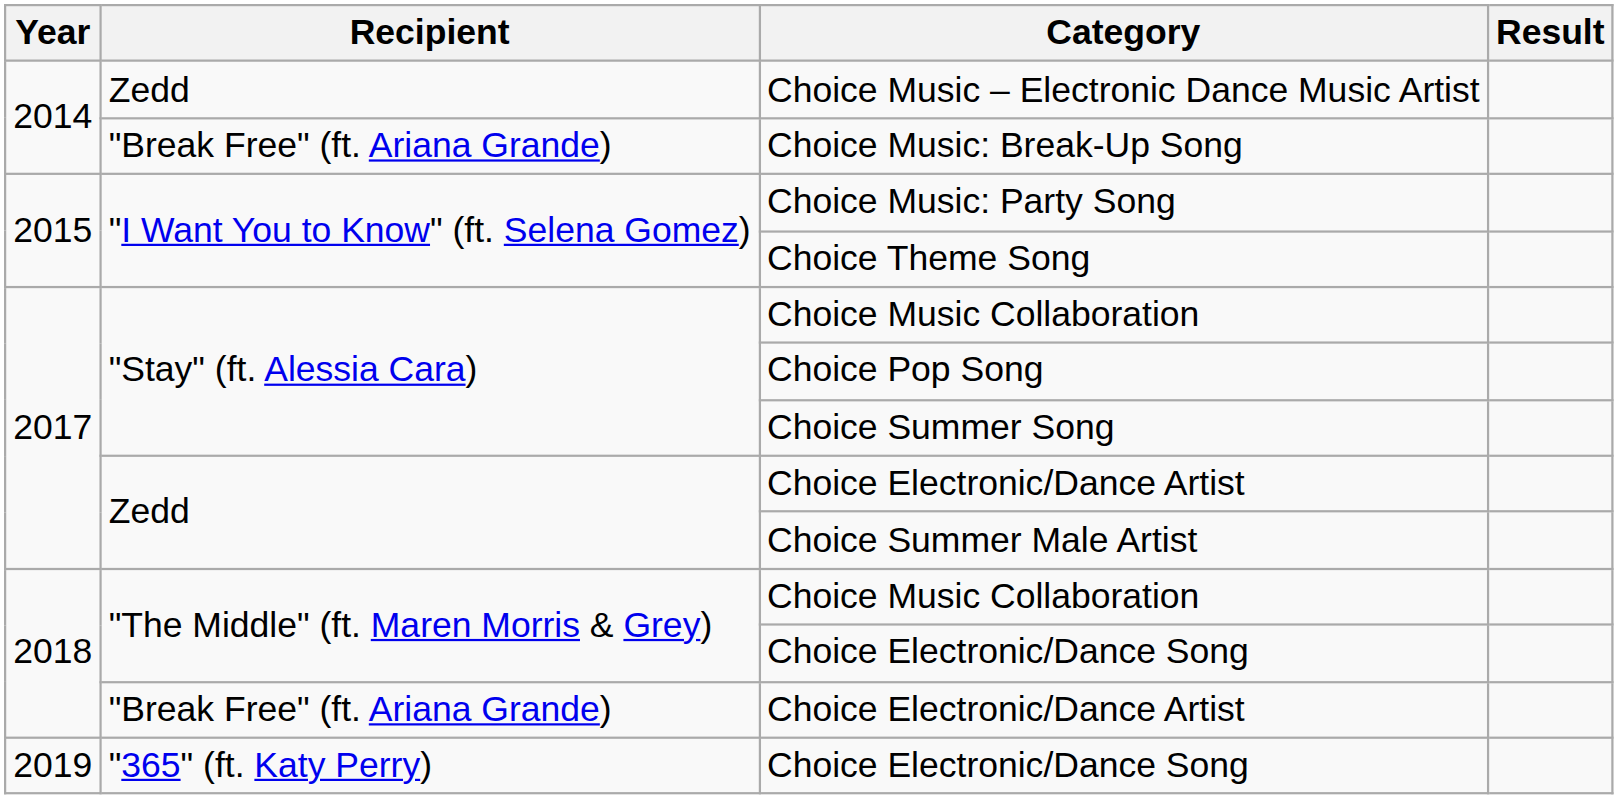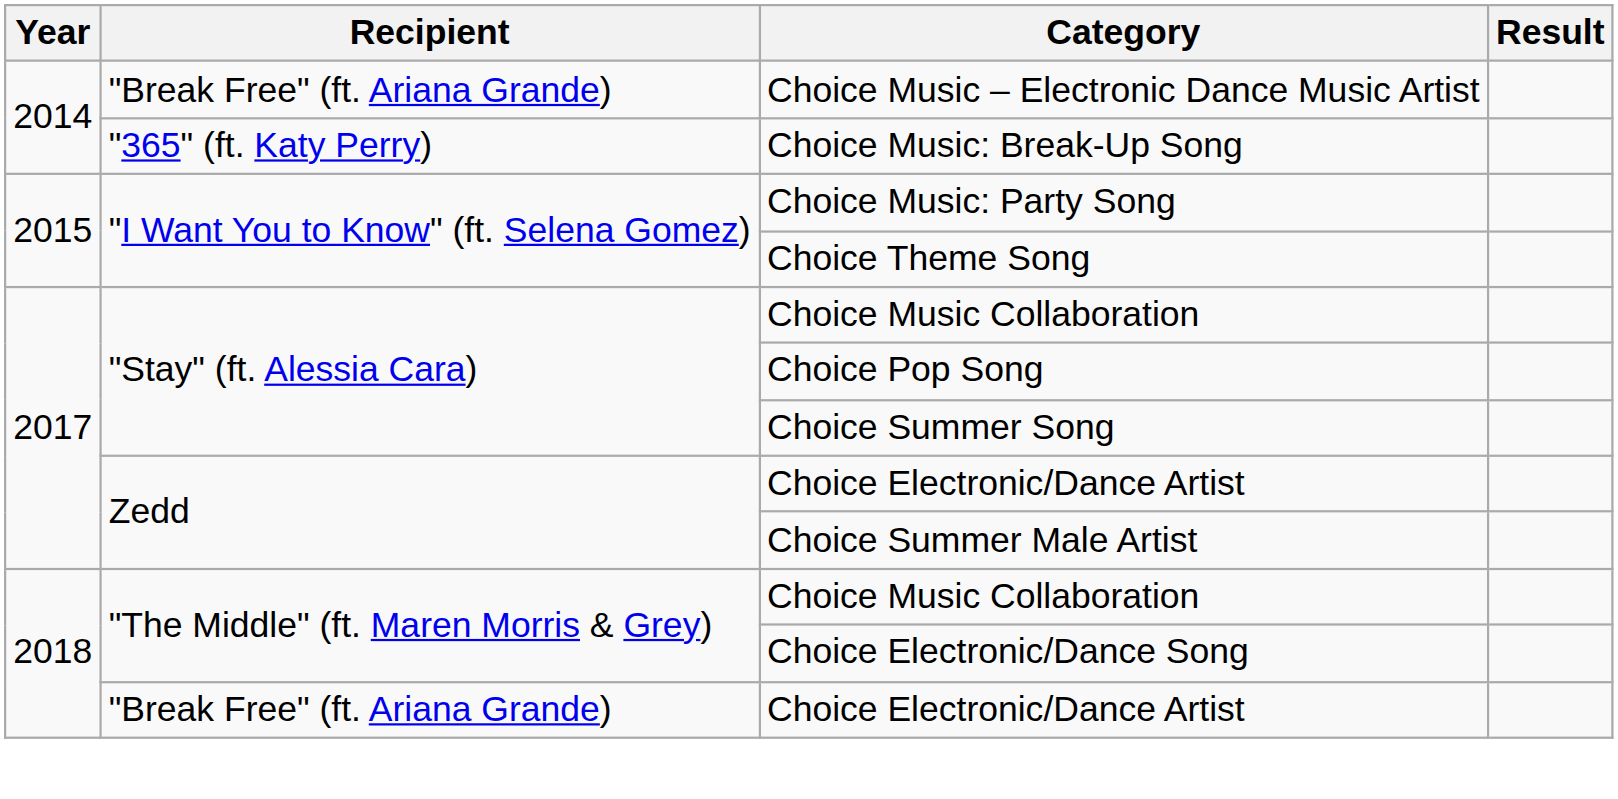(149, 88) Zedd -> (360, 88) "Break Free" (ft. Ariana Grande)
(360, 145) "Break Free" (ft. Ariana Grande) -> (270, 145) "365" (ft. Katy Perry)
- row: (53, 764)
